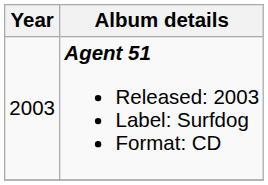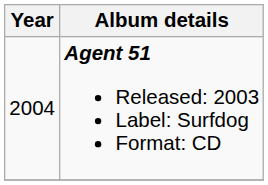(32, 108) 2003 -> (32, 108) 2004
